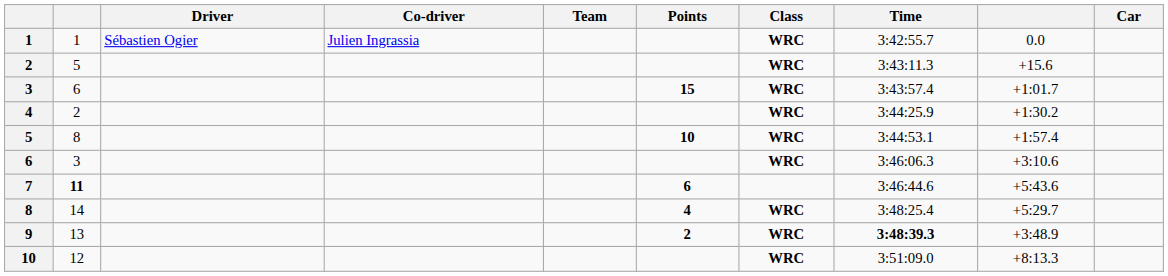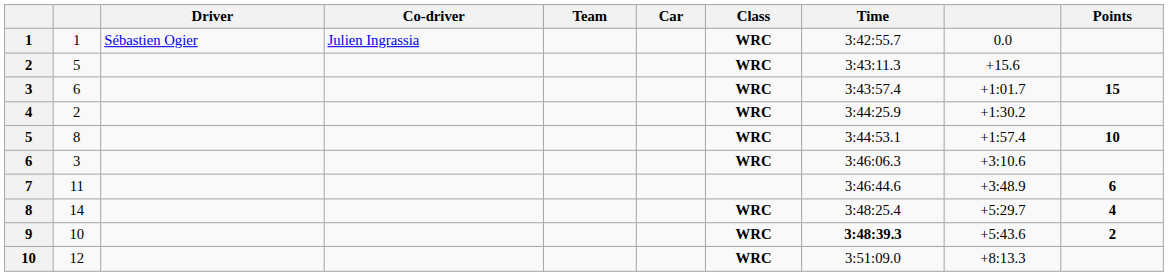columns swapped: (1129, 16) <-> (687, 16)
(77, 185) bold -> (77, 185) normal
(1036, 185) +5:43.6 -> (1003, 185) +3:48.9
(77, 234) 13 -> (77, 234) 10
(1036, 234) +3:48.9 -> (1003, 234) +5:43.6
